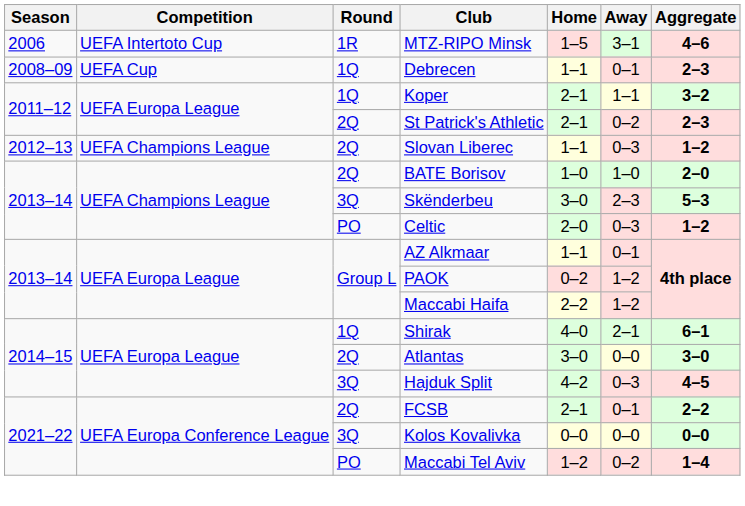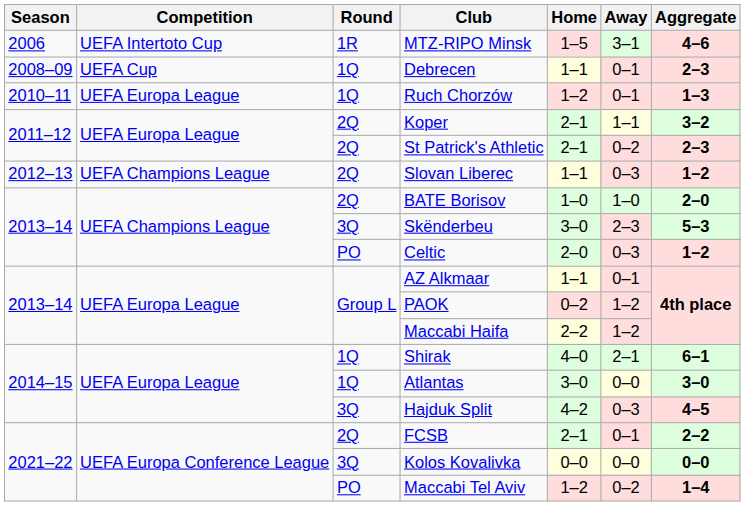+ row: (458, 95)
(348, 95) 1Q -> (348, 122) 2Q
(348, 357) 2Q -> (348, 383) 1Q
